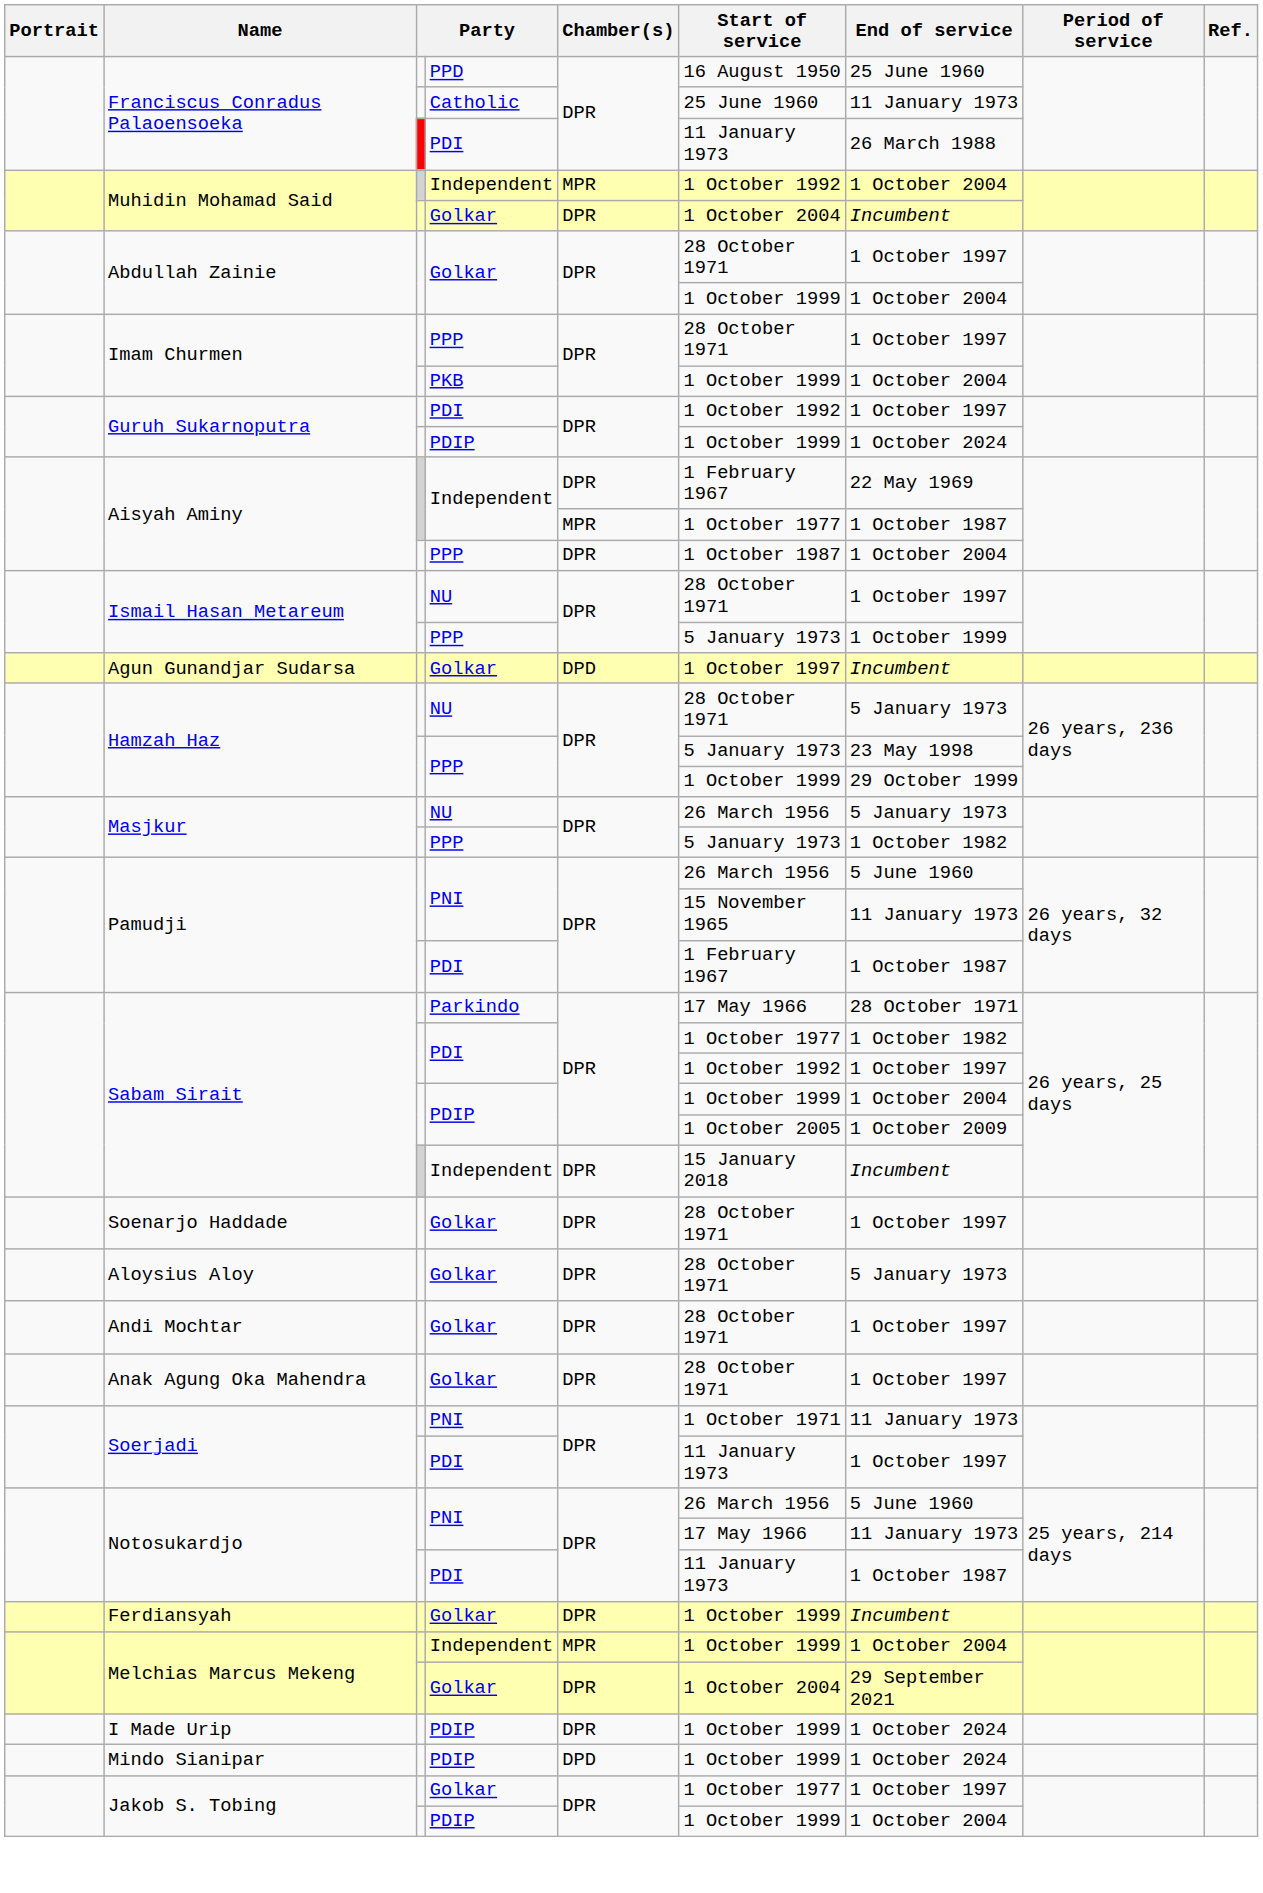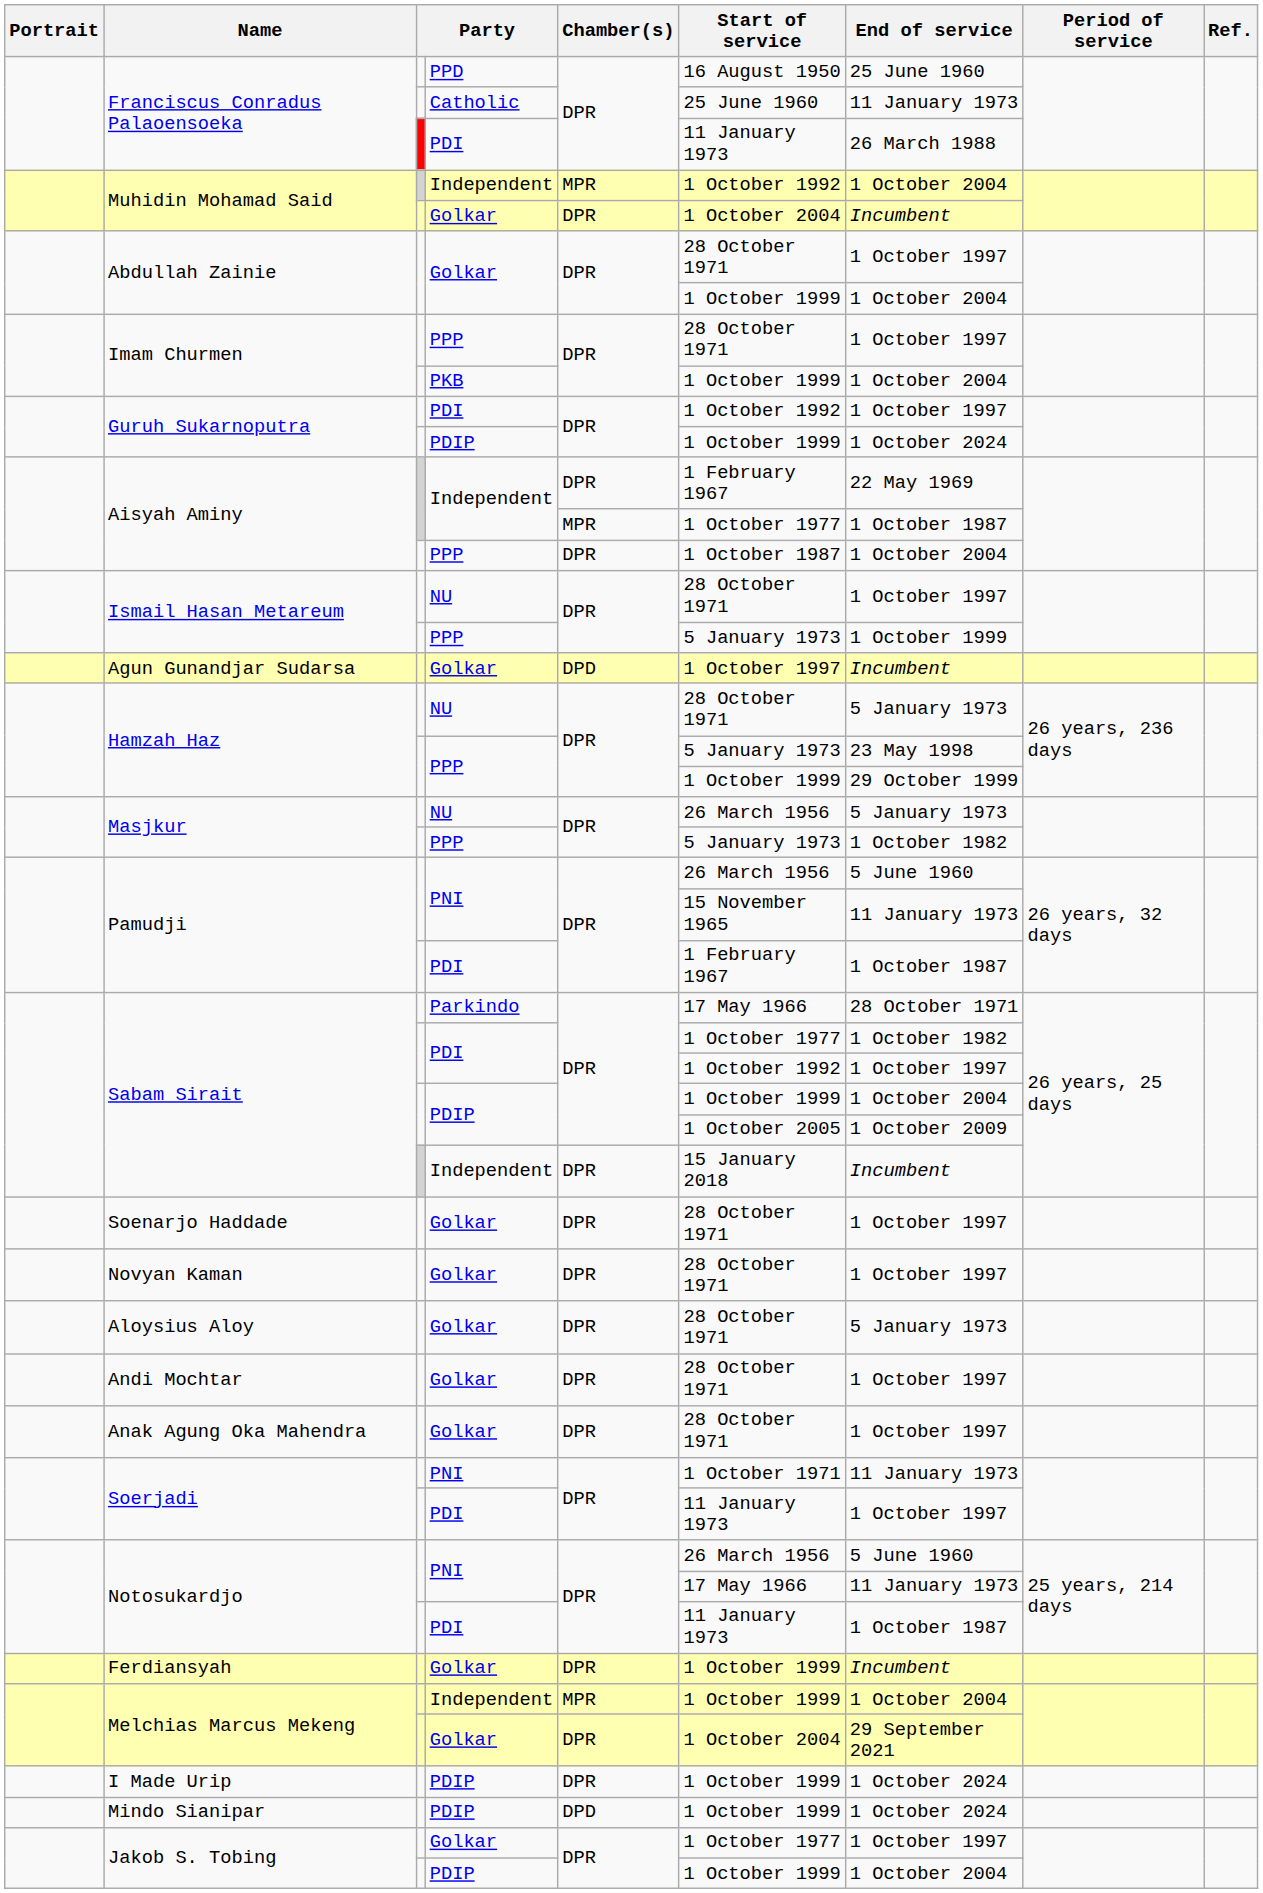+ row: (175, 1275)
